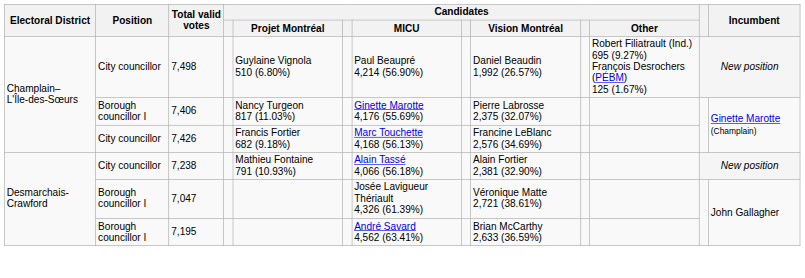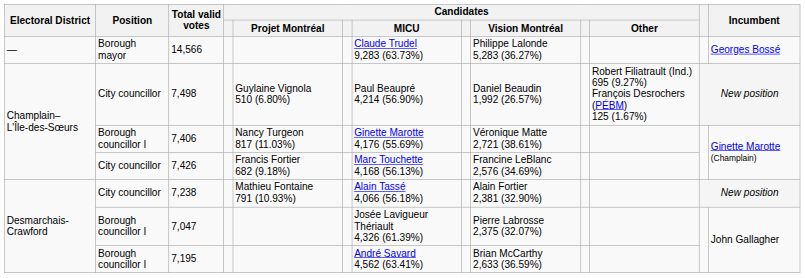+ row: (187, 50)
(509, 111) Pierre Labrosse 2,375 (32.07%) -> (510, 138) Véronique Matte 2,721 (38.61%)
(510, 199) Véronique Matte 2,721 (38.61%) -> (509, 226) Pierre Labrosse 2,375 (32.07%)
